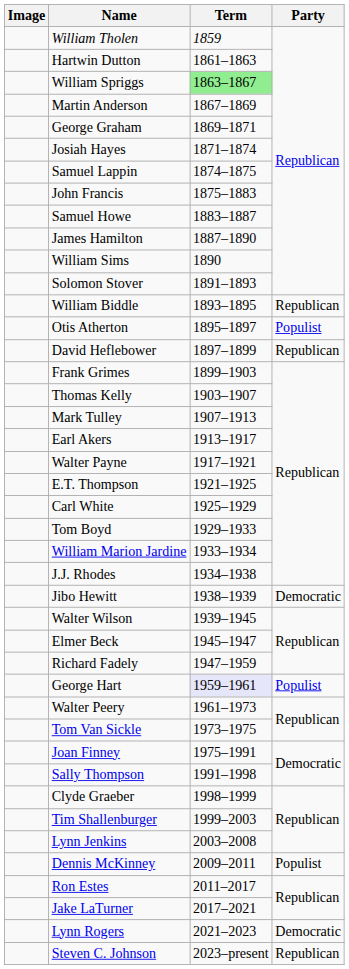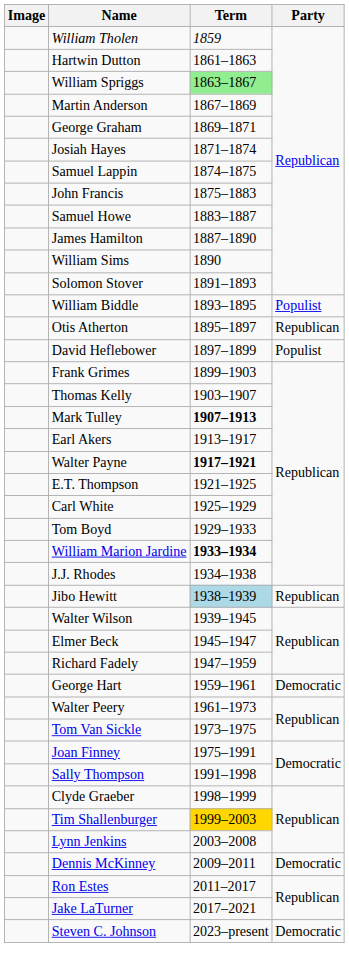(307, 305) Republican -> (298, 305) Populist
(298, 328) Populist -> (307, 328) Republican
(307, 350) Republican -> (298, 350) Populist
(225, 417) normal -> (225, 417) bold
(225, 462) normal -> (225, 462) bold
(225, 551) normal -> (225, 551) bold
(225, 596) no background -> (225, 596) lightblue background
(308, 596) Democratic -> (307, 596) Republican
(225, 685) lavender background -> (225, 685) no background
(298, 685) Populist -> (308, 685) Democratic
(225, 819) no background -> (225, 819) gold background
(298, 864) Populist -> (308, 864) Democratic
- row: (88, 931)
(307, 953) Republican -> (308, 931) Democratic
